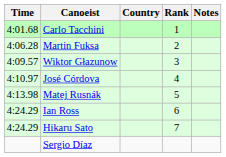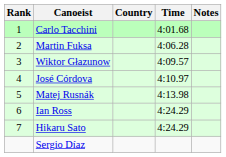columns swapped: (177, 12) <-> (22, 12)
